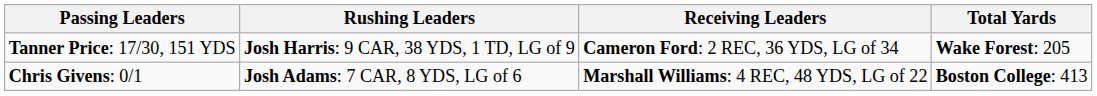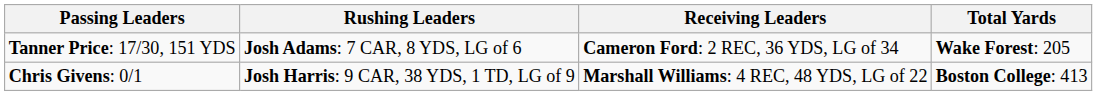(409, 47) Josh Harris: 9 CAR, 38 YDS, 1 TD, LG of 9 -> (383, 47) Josh Adams: 7 CAR, 8 YDS, LG of 6
(383, 76) Josh Adams: 7 CAR, 8 YDS, LG of 6 -> (409, 76) Josh Harris: 9 CAR, 38 YDS, 1 TD, LG of 9
